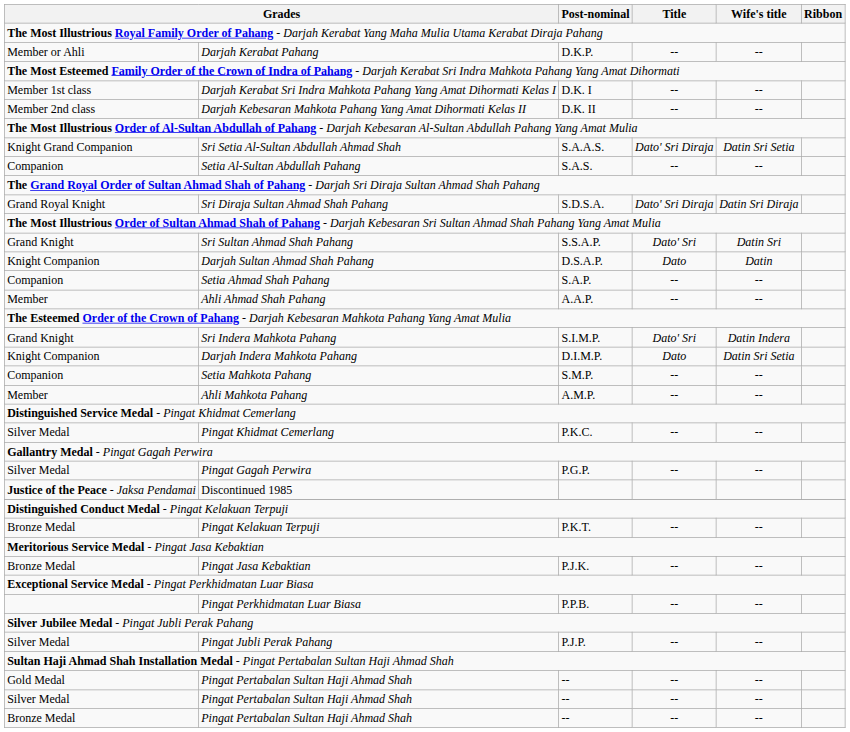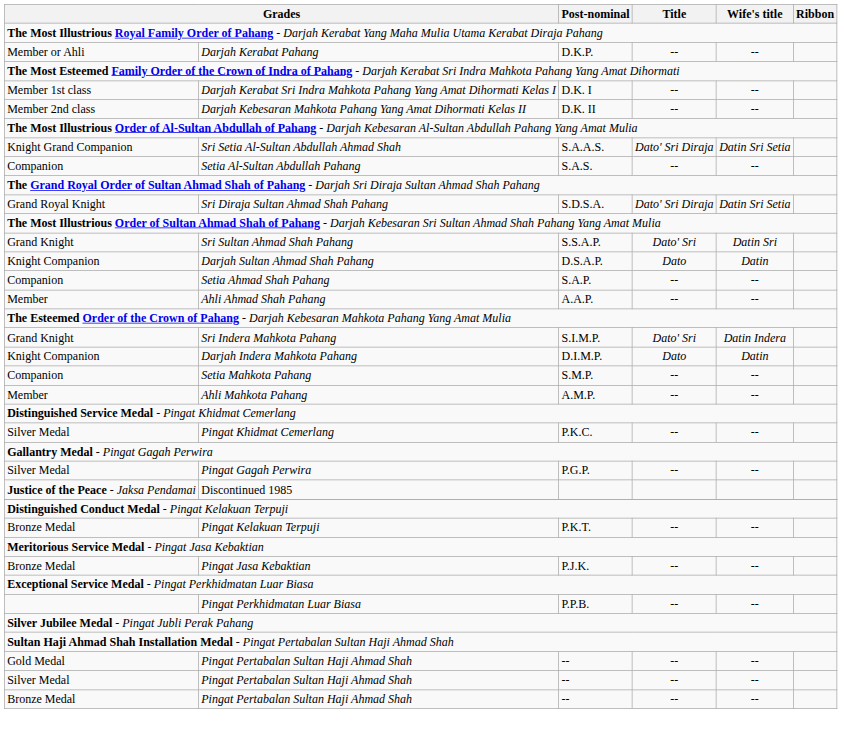(759, 204) Datin Sri Diraja -> (755, 204) Datin Sri Setia
(759, 356) Datin Sri Setia -> (755, 356) Datin
- row: (38, 642)
